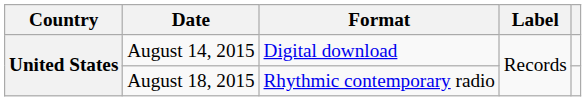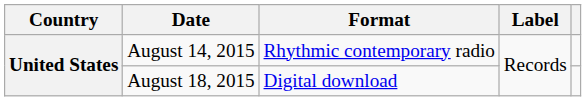(330, 50) Digital download -> (379, 50) Rhythmic contemporary radio
(379, 80) Rhythmic contemporary radio -> (330, 80) Digital download
